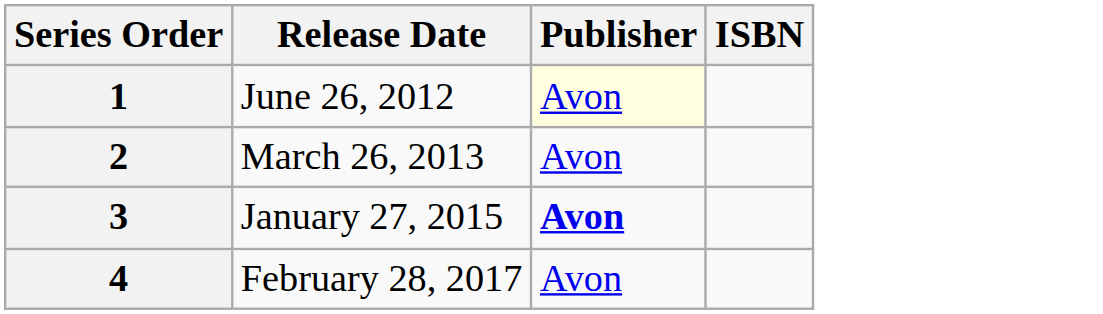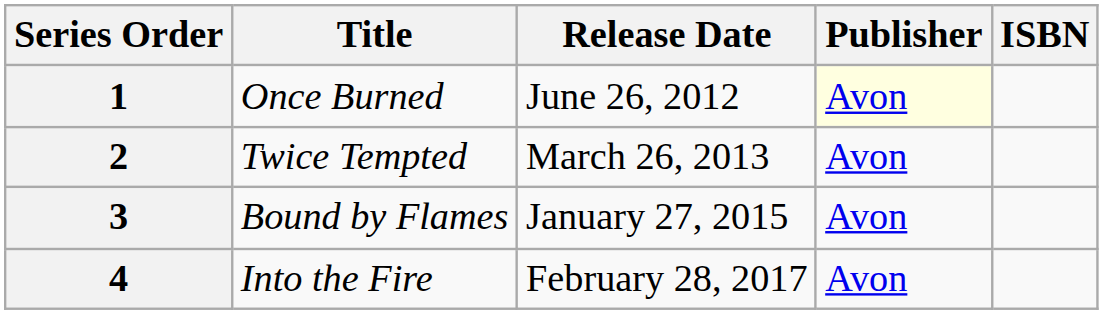+ column: (375, 34)
(582, 216) bold -> (866, 216) normal
